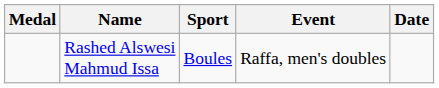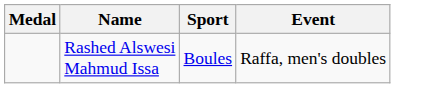- column: (412, 19)
